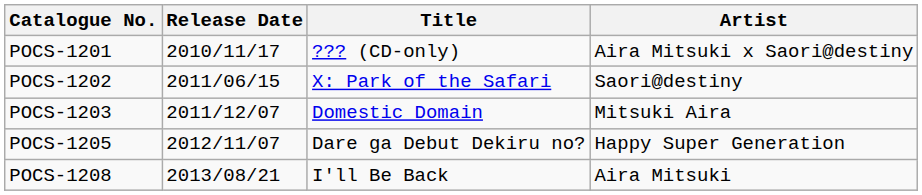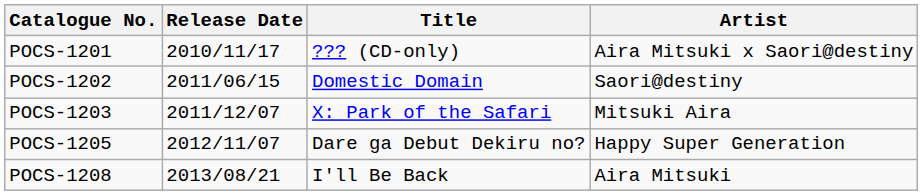(432, 82) X: Park of the Safari -> (398, 82) Domestic Domain
(398, 113) Domestic Domain -> (432, 113) X: Park of the Safari
